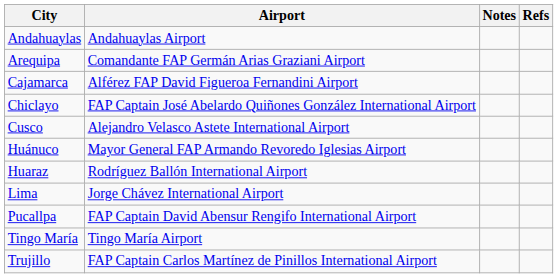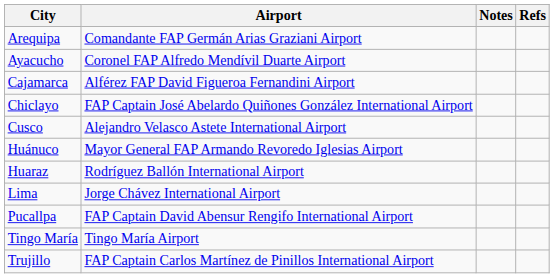- row: (44, 37)
+ row: (36, 60)
